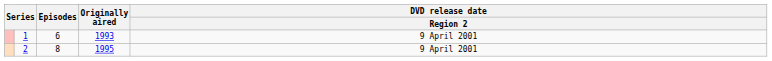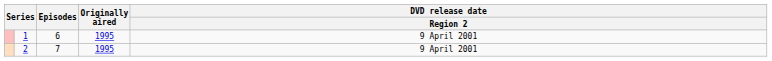(104, 37) 1993 -> (104, 37) 1995
(58, 50) 8 -> (58, 50) 7
